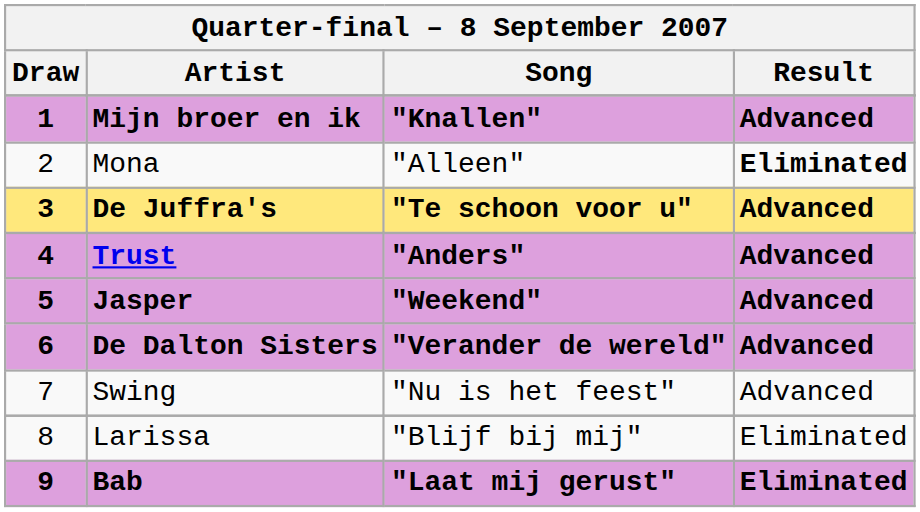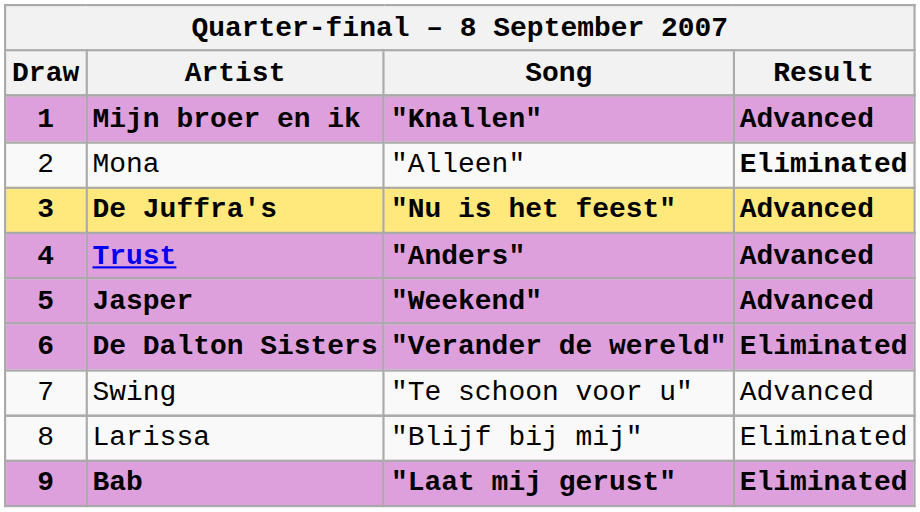(542, 210) "Te schoon voor u" -> (534, 210) "Nu is het feest"
(807, 347) Advanced -> (824, 347) Eliminated
(534, 392) "Nu is het feest" -> (542, 392) "Te schoon voor u"
